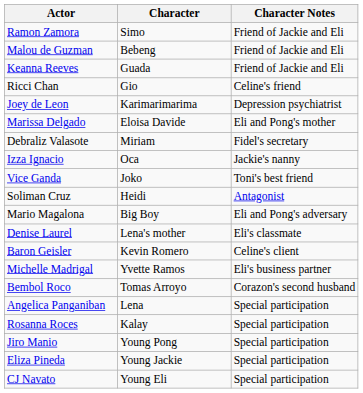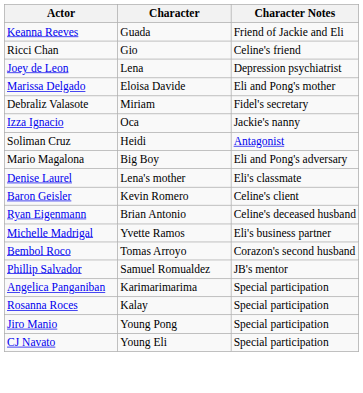- row: (43, 31)
- row: (50, 50)
(159, 104) Karimarimarima -> (132, 68) Lena
- row: (34, 178)
+ row: (47, 214)
+ row: (44, 269)
(132, 305) Lena -> (159, 287) Karimarimarima
- row: (36, 360)
